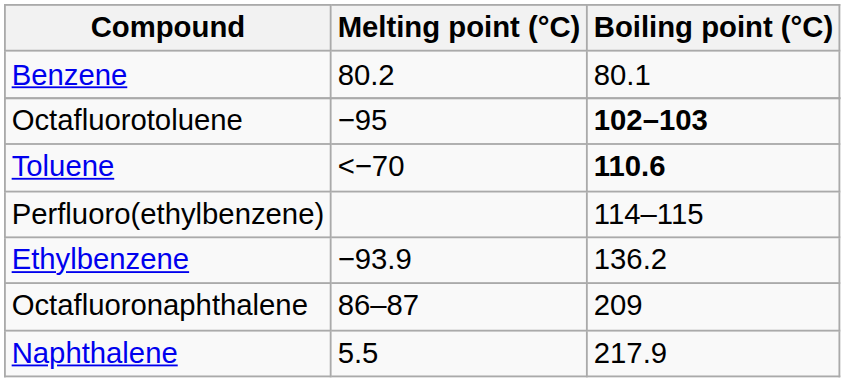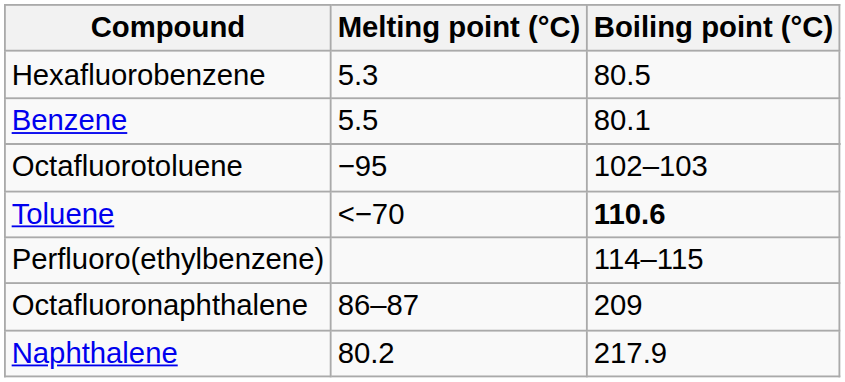+ row: (139, 74)
(366, 74) 80.2 -> (358, 120) 5.5
(651, 120) bold -> (651, 167) normal
- row: (100, 259)
(358, 352) 5.5 -> (366, 352) 80.2
